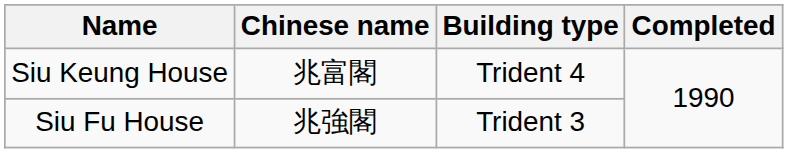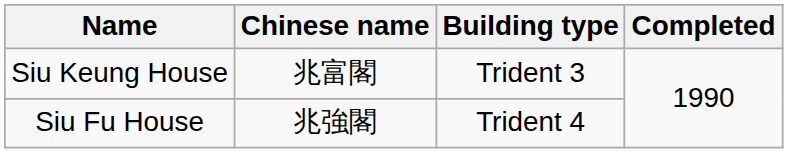(531, 73) Trident 4 -> (531, 73) Trident 3
(531, 122) Trident 3 -> (531, 122) Trident 4
